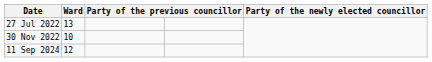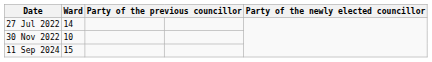(68, 24) 13 -> (68, 24) 14
(68, 50) 12 -> (68, 50) 15
